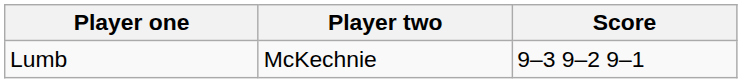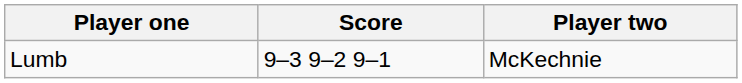columns swapped: (385, 22) <-> (625, 22)
